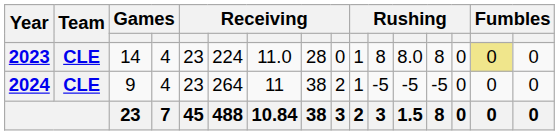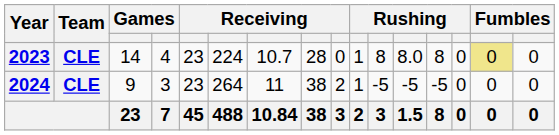(274, 56) 11.0 -> (274, 56) 10.7
(165, 85) 4 -> (165, 85) 3
